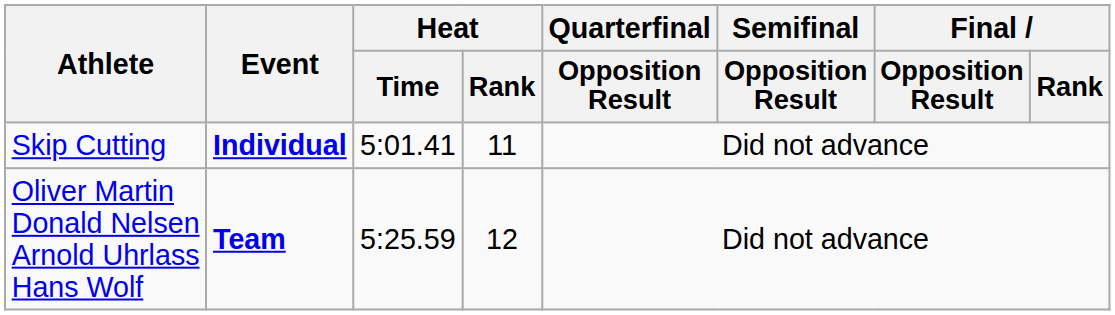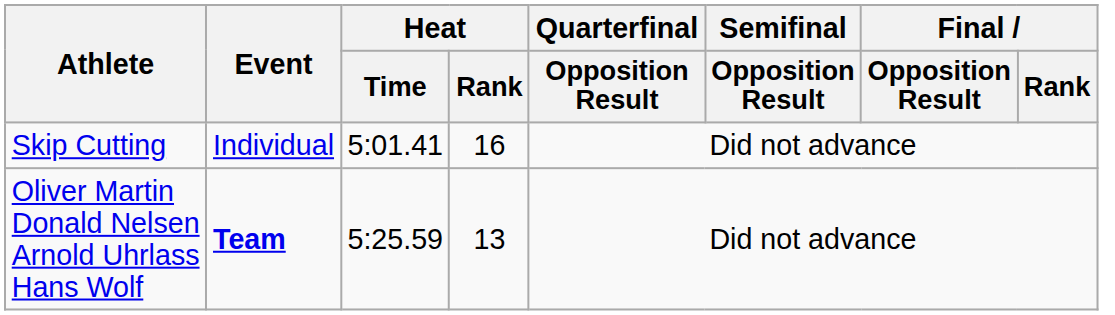(280, 146) bold -> (274, 146) normal
(502, 146) 11 -> (489, 146) 16
(502, 239) 12 -> (489, 239) 13
